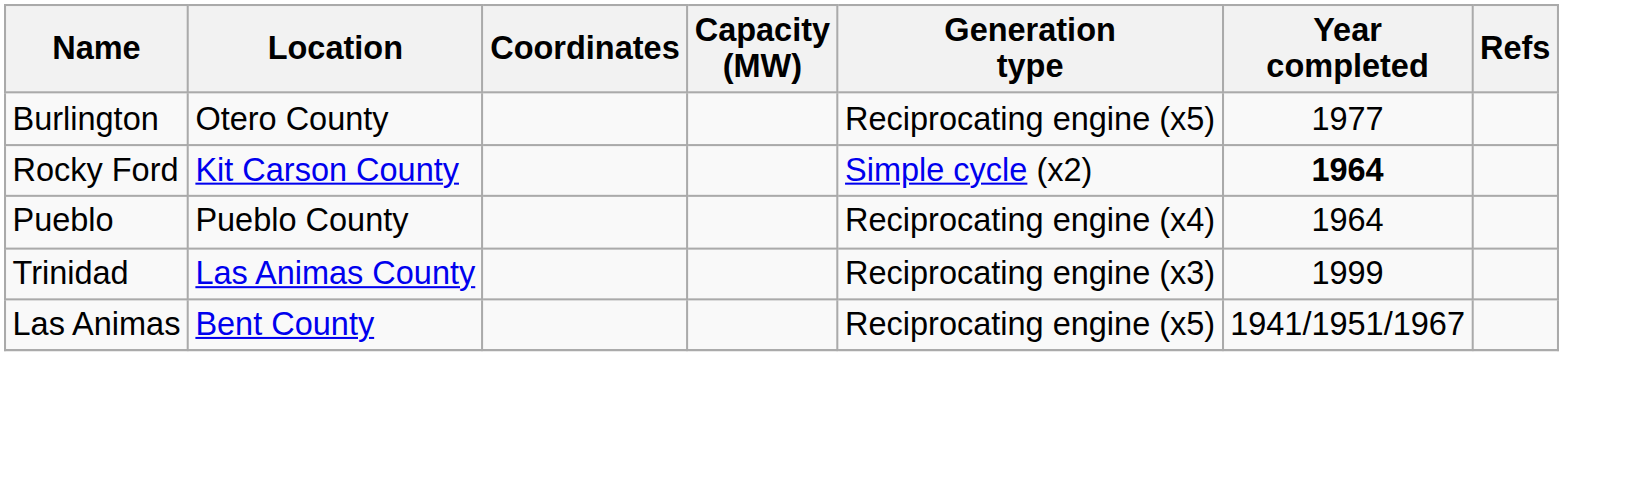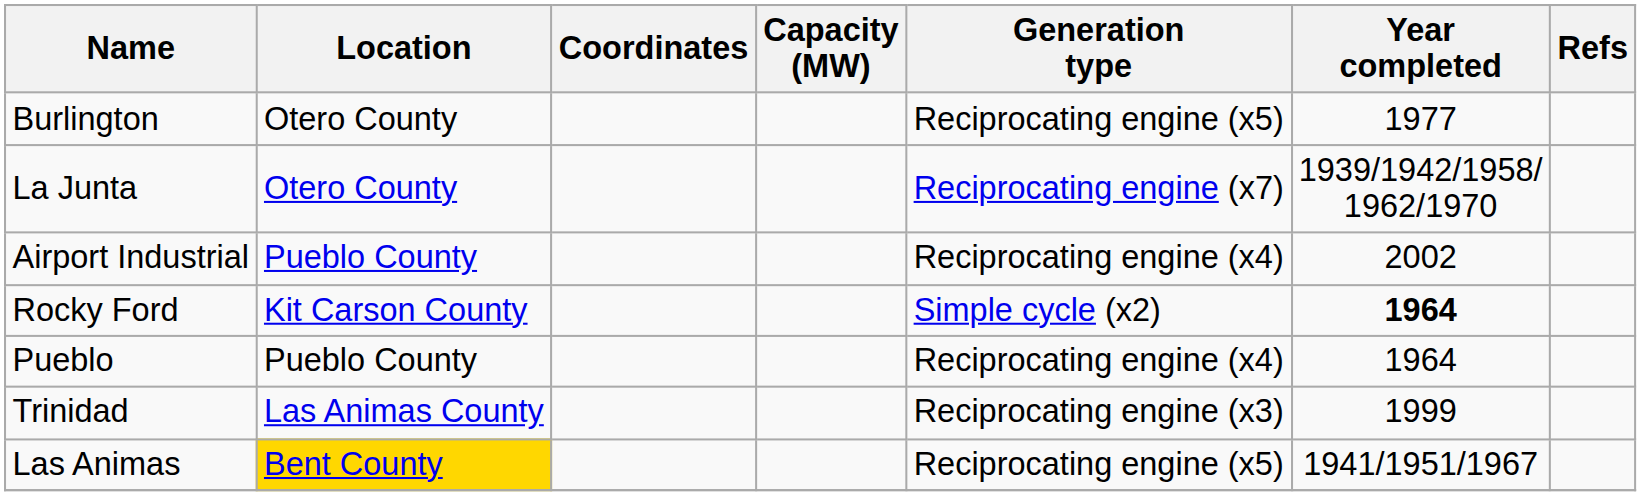+ row: (75, 188)
+ row: (131, 257)
(285, 324) no background -> (353, 463) gold background
